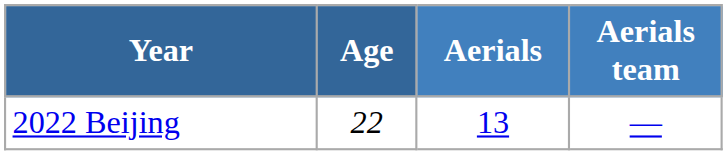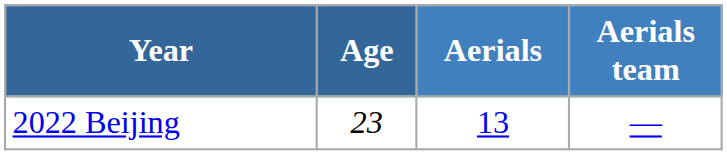(367, 122) 22 -> (367, 122) 23
